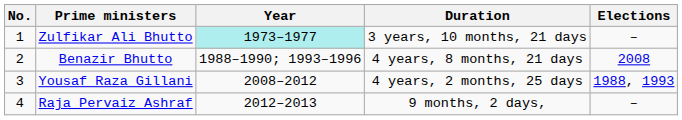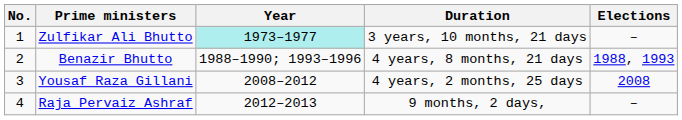(634, 60) 2008 -> (634, 60) 1988, 1993
(634, 82) 1988, 1993 -> (634, 82) 2008
